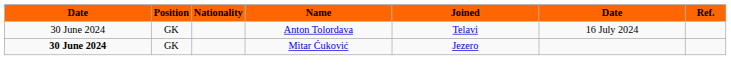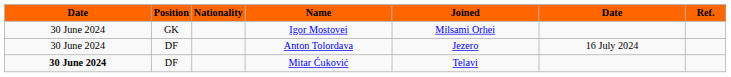+ row: (318, 30)
(171, 30) GK -> (171, 47) DF
(465, 30) Telavi -> (465, 47) Jezero
(171, 47) GK -> (171, 63) DF
(465, 47) Jezero -> (465, 63) Telavi
